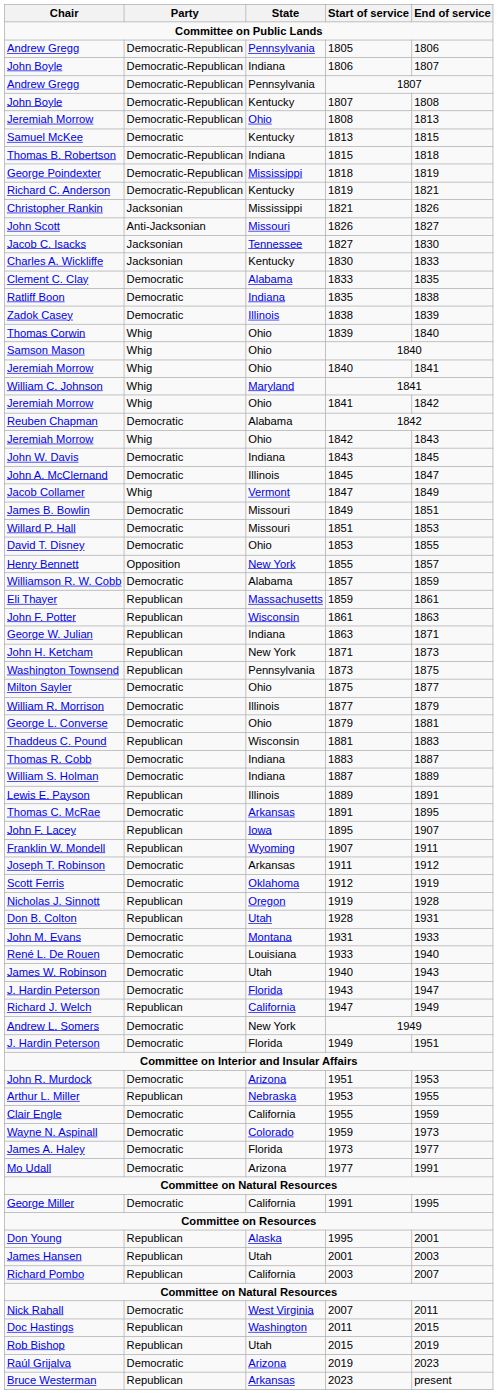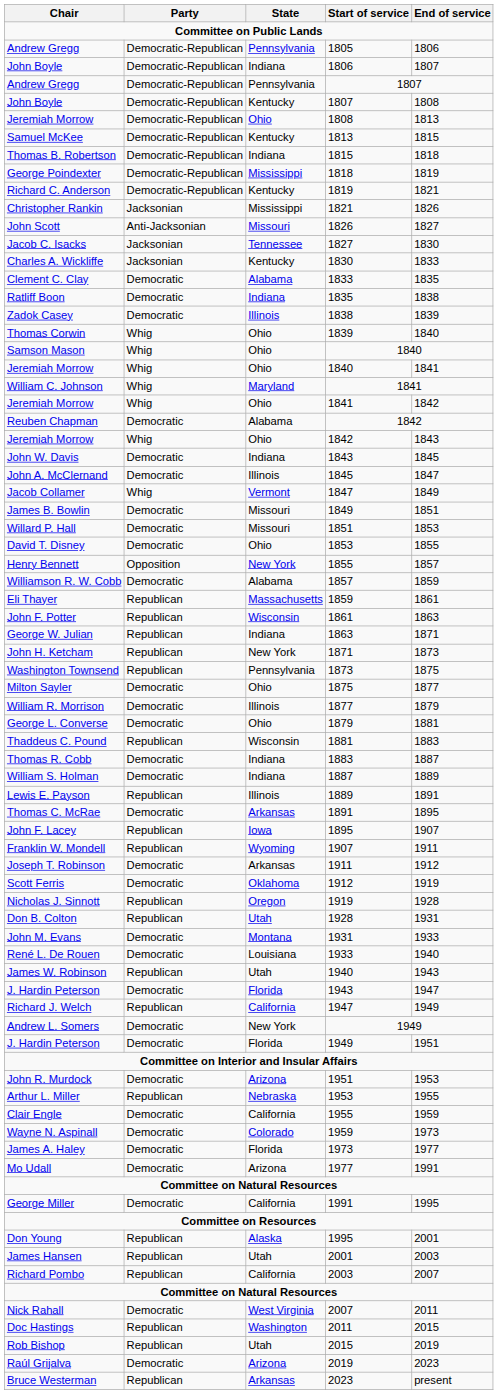(155, 137) Democratic -> (185, 137) Democratic-Republican
(155, 972) Democratic -> (155, 972) Republican
